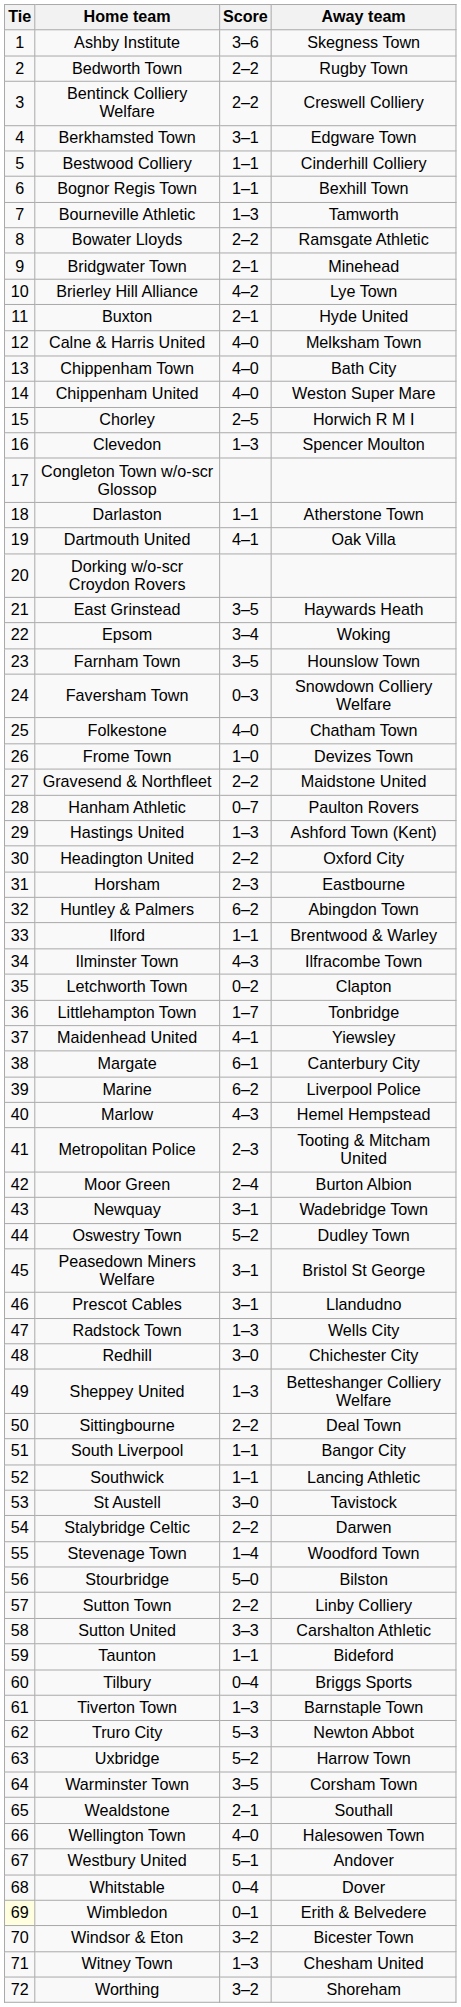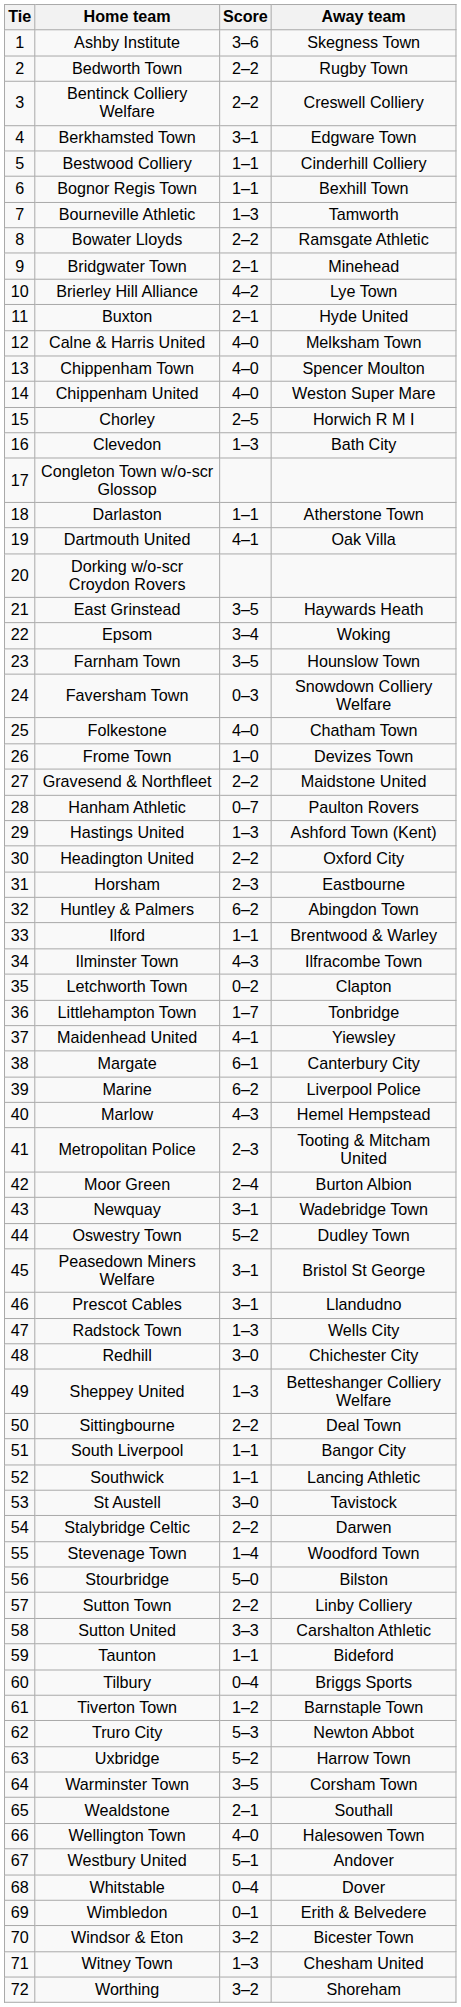(364, 368) Bath City -> (364, 368) Spencer Moulton
(364, 445) Spencer Moulton -> (364, 445) Bath City
(245, 1707) 1–3 -> (245, 1707) 1–2
(20, 1912) lightyellow background -> (20, 1912) no background
